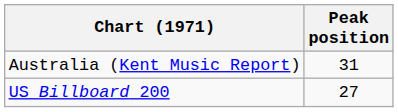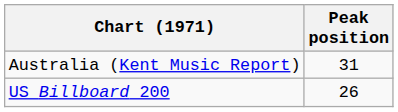(349, 92) 27 -> (349, 92) 26
